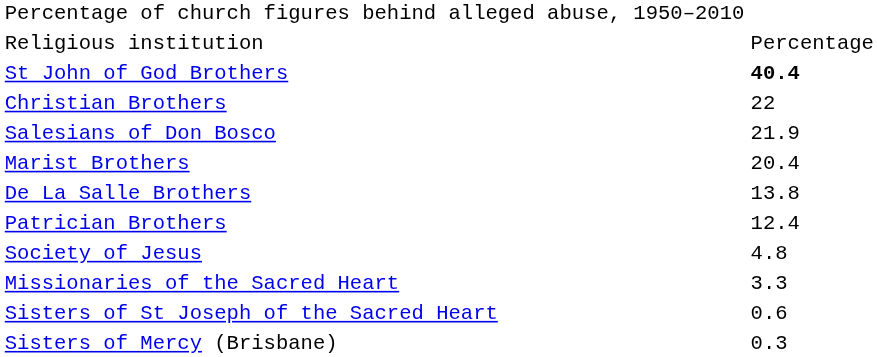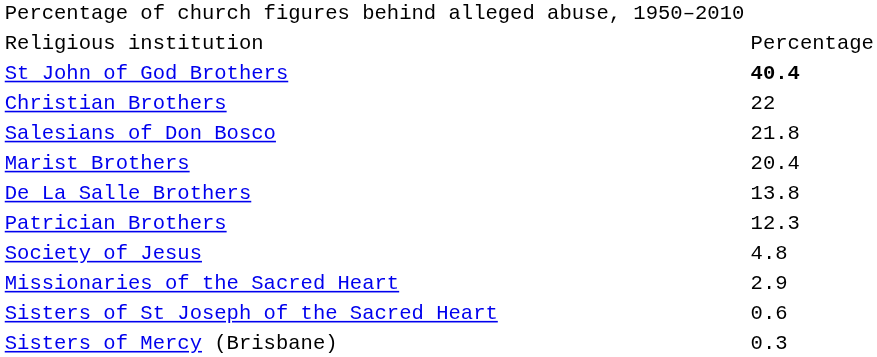(775, 134) 21.9 -> (775, 134) 21.8
(775, 224) 12.4 -> (775, 224) 12.3
(769, 284) 3.3 -> (769, 284) 2.9
